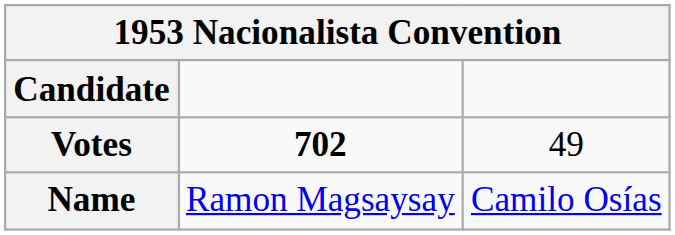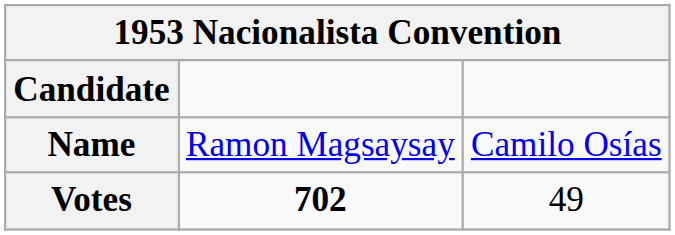rows swapped: (91, 199) <-> (91, 144)
